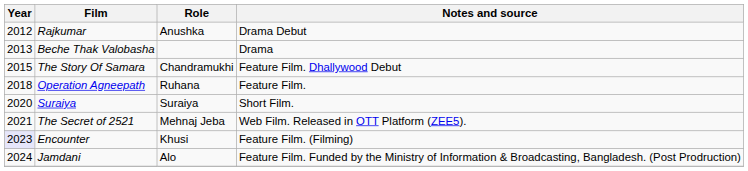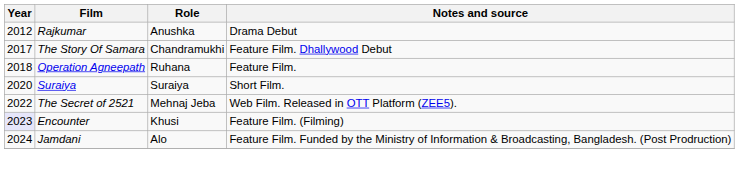- row: (96, 49)
(20, 67) 2015 -> (20, 49) 2017
(20, 121) 2021 -> (20, 103) 2022
